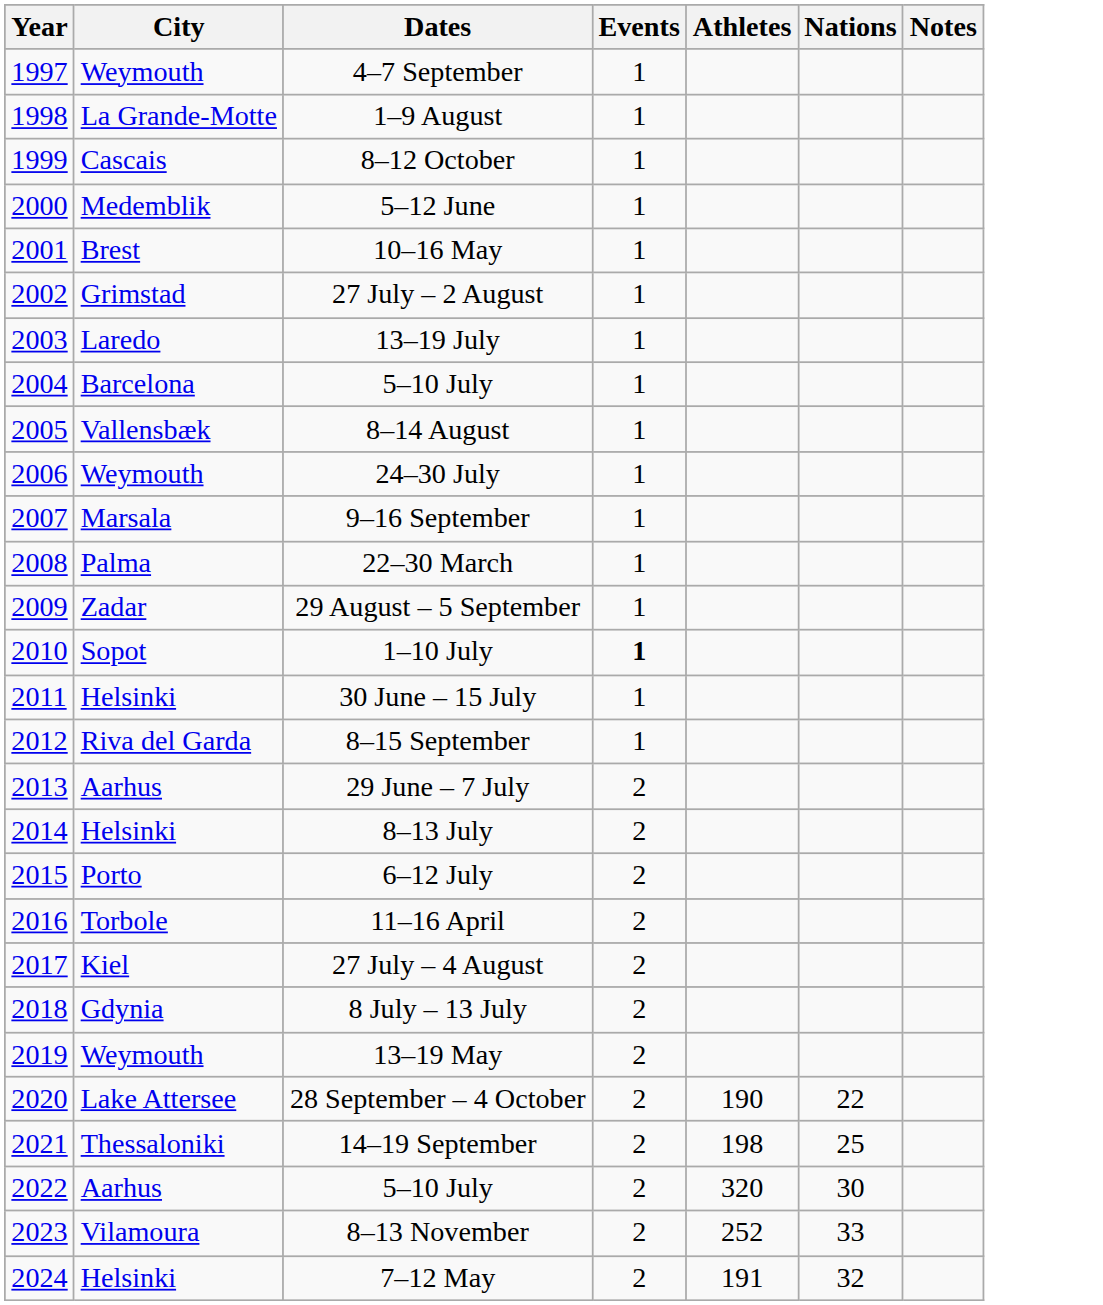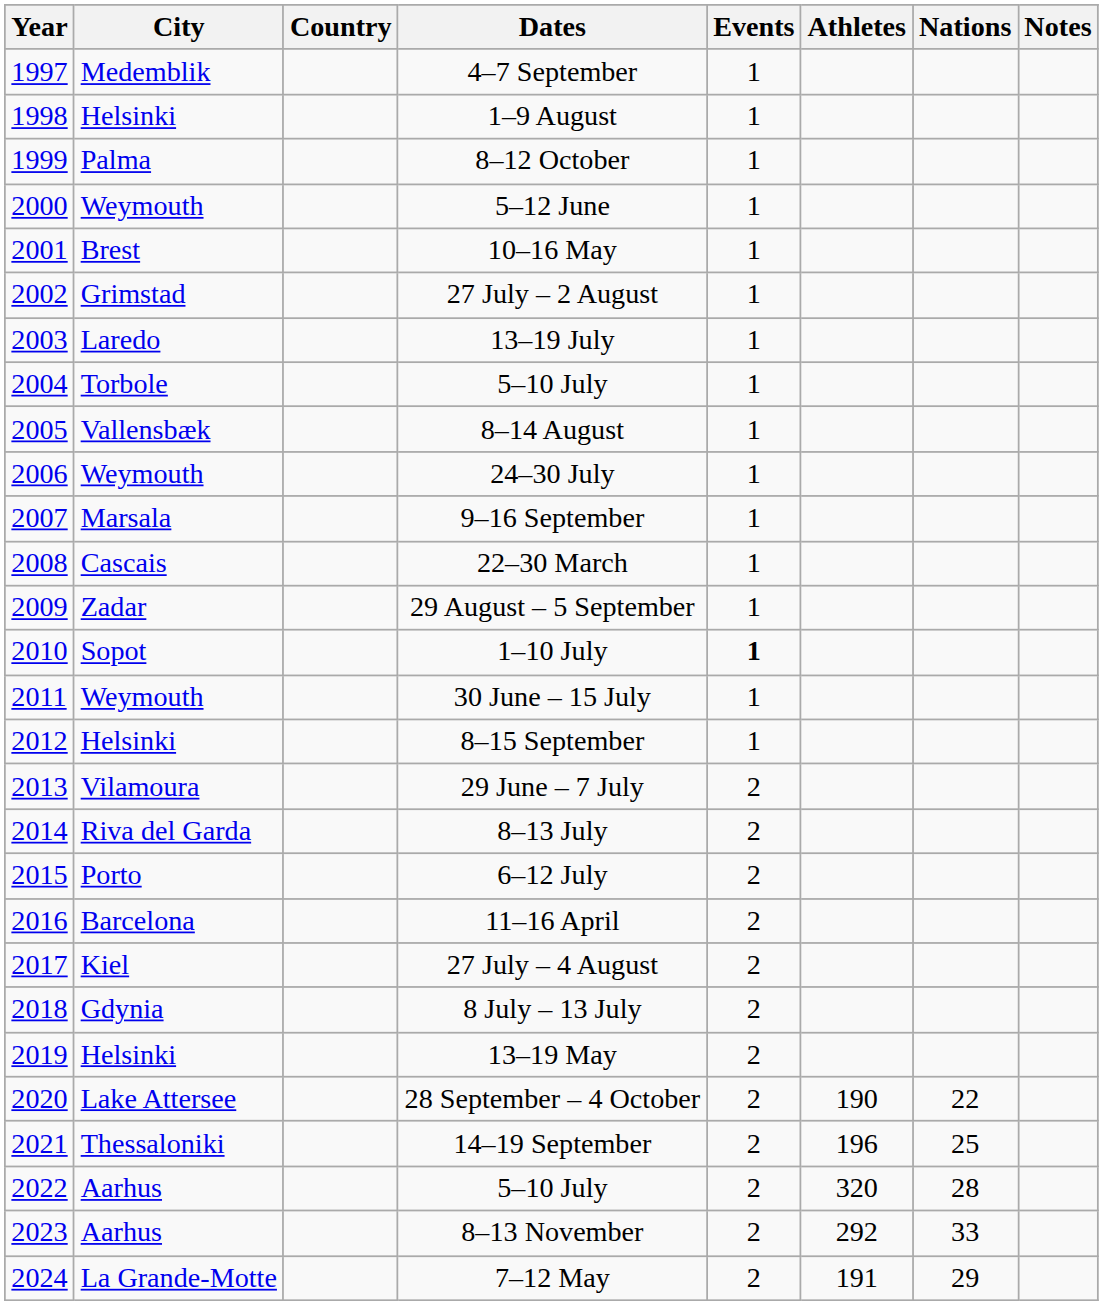+ column: (341, 26)
(142, 71) Weymouth -> (146, 71) Medemblik
(179, 116) La Grande-Motte -> (128, 116) Helsinki
(124, 160) Cascais -> (116, 160) Palma
(146, 205) Medemblik -> (142, 205) Weymouth
(138, 384) Barcelona -> (124, 384) Torbole
(116, 562) Palma -> (124, 562) Cascais
(128, 696) Helsinki -> (142, 696) Weymouth
(166, 741) Riva del Garda -> (128, 741) Helsinki
(121, 786) Aarhus -> (140, 786) Vilamoura
(128, 830) Helsinki -> (166, 830) Riva del Garda
(124, 920) Torbole -> (138, 920) Barcelona
(142, 1054) Weymouth -> (128, 1054) Helsinki
(742, 1143) 198 -> (857, 1143) 196
(851, 1187) 30 -> (965, 1187) 28
(140, 1232) Vilamoura -> (121, 1232) Aarhus
(742, 1232) 252 -> (857, 1232) 292
(128, 1277) Helsinki -> (179, 1277) La Grande-Motte
(851, 1277) 32 -> (965, 1277) 29
